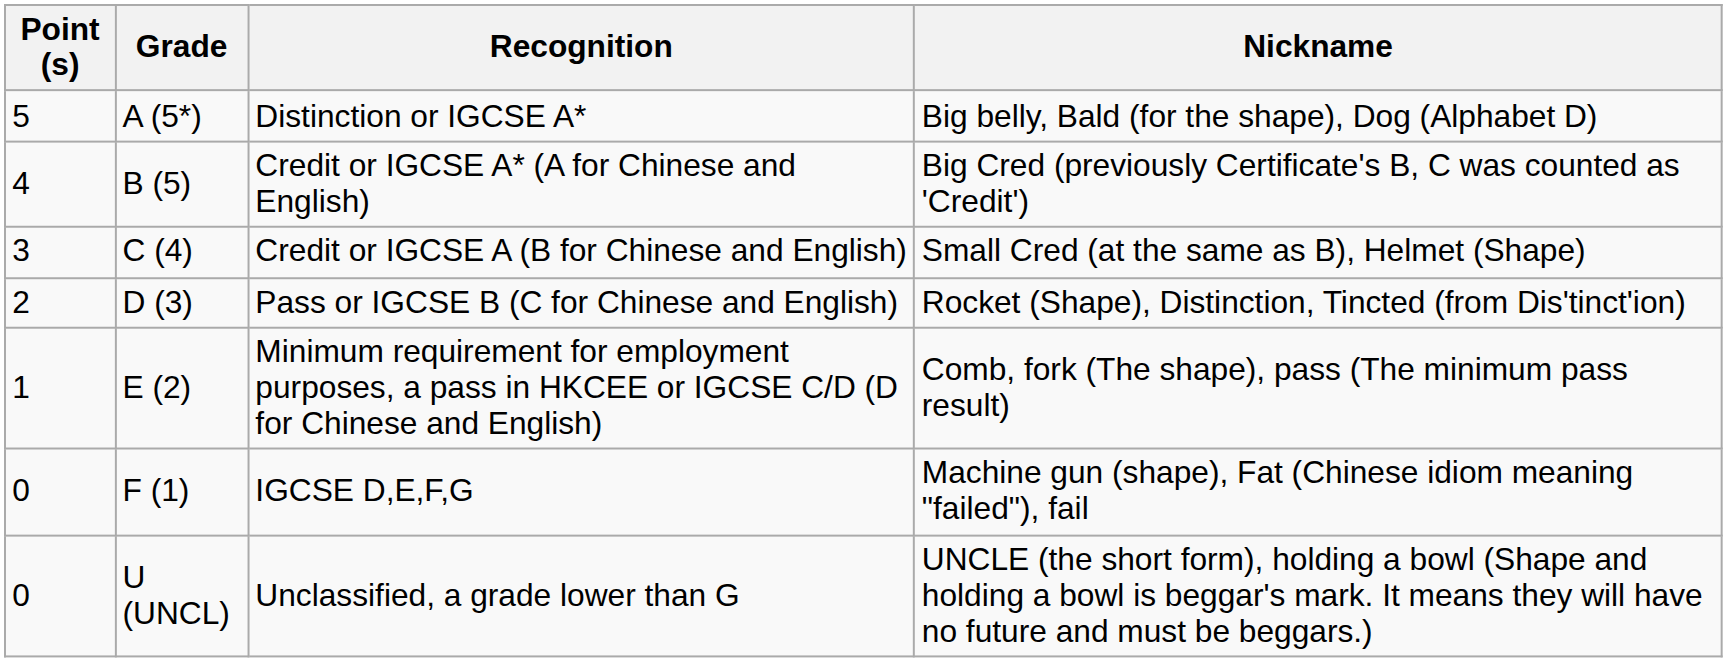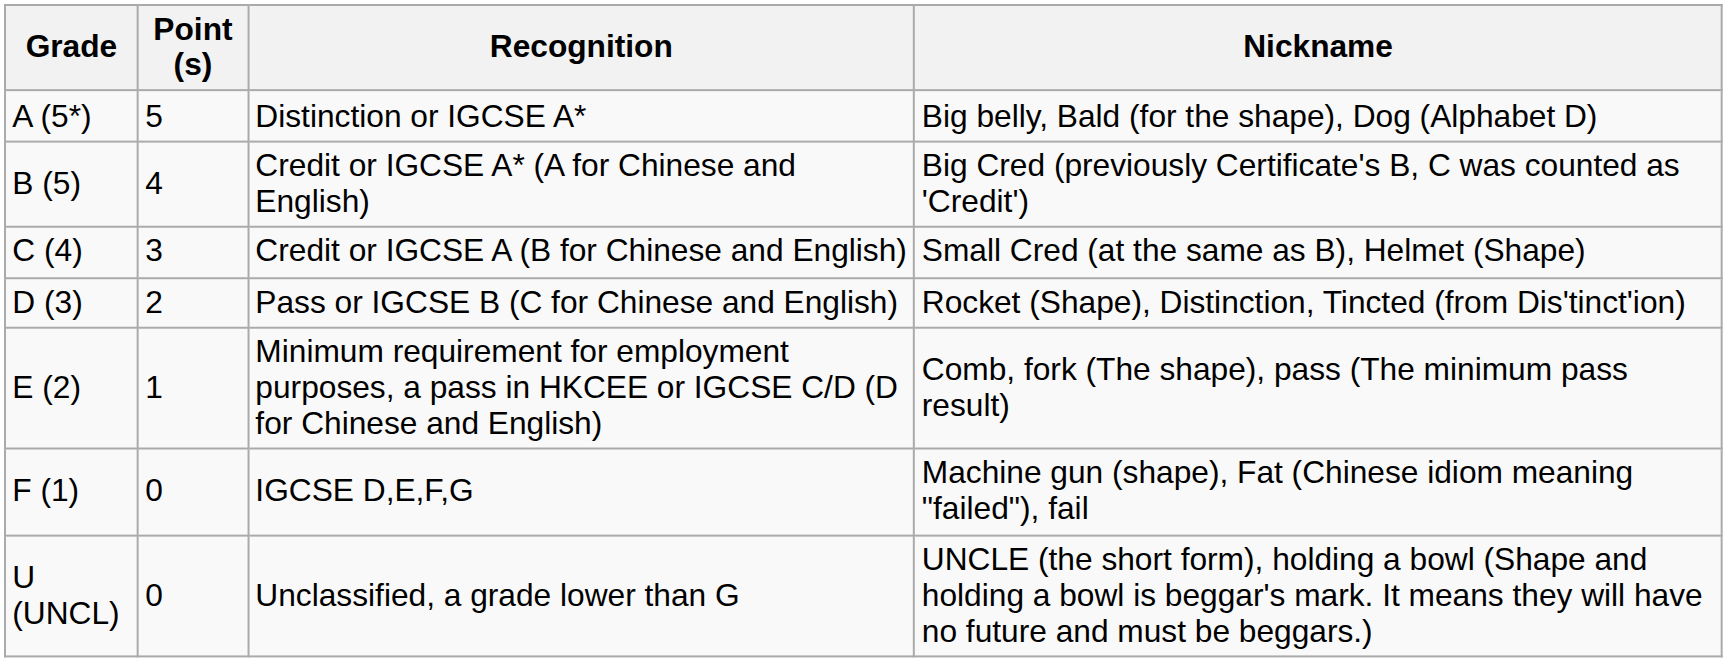columns swapped: (182, 47) <-> (60, 47)
